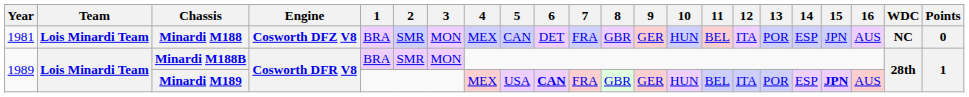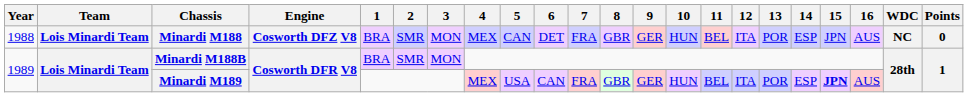(21, 36) 1981 -> (21, 36) 1988
(552, 80) bold -> (551, 80) normal
